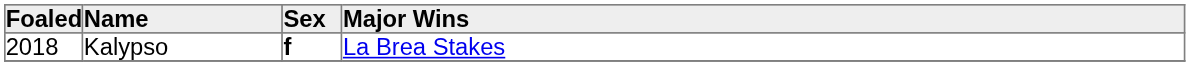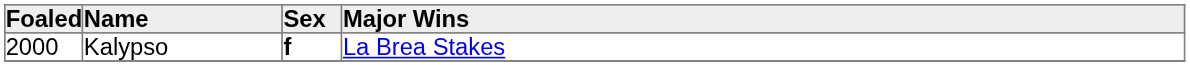(32, 47) 2018 -> (32, 47) 2000
